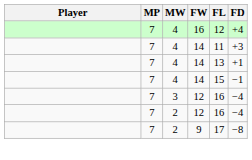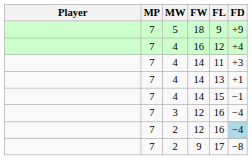+ row: (175, 29)
(238, 113) no background -> (238, 130) lightblue background
